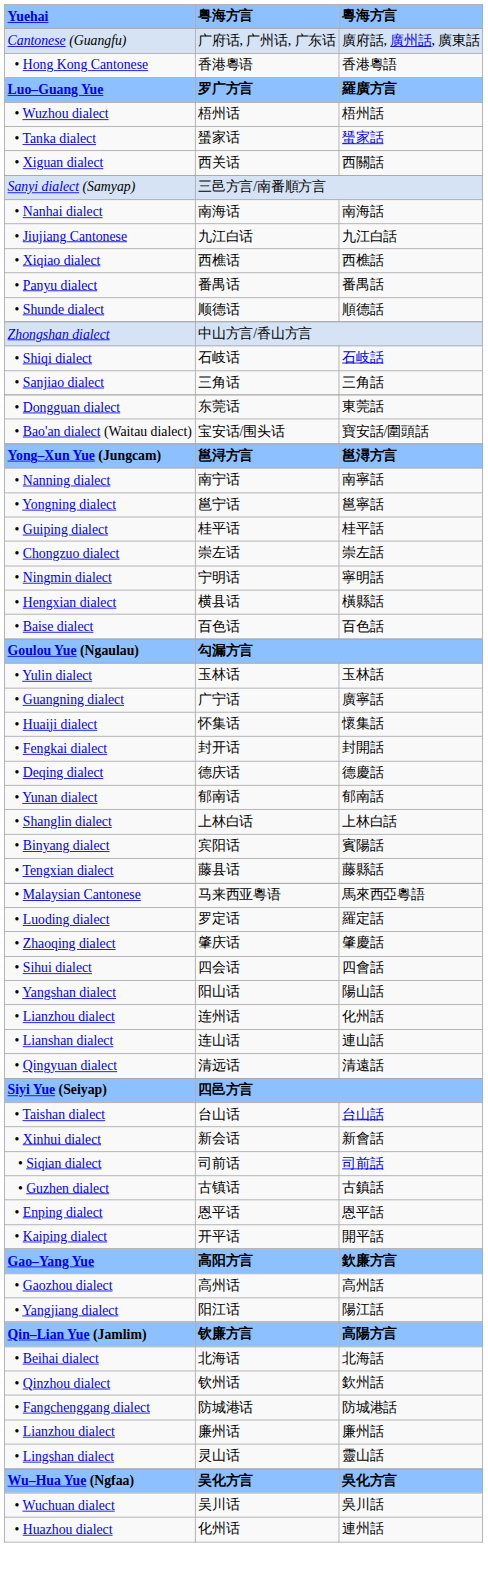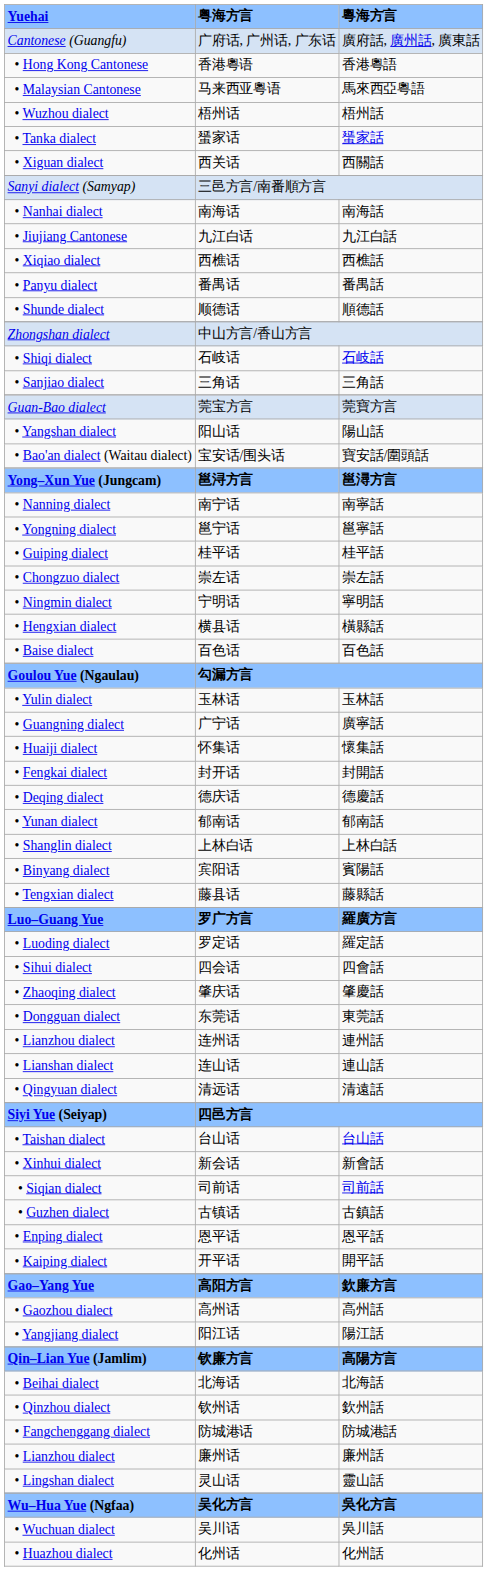rows swapped: (239, 894) <-> (226, 89)
+ row: (226, 406)
rows swapped: (219, 406) <-> (219, 992)
rows swapped: (219, 943) <-> (219, 967)
(363, 1016) 化州話 -> (363, 1041) 連州話
(363, 1529) 連州話 -> (363, 1553) 化州話
